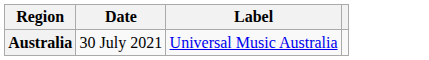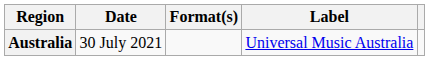+ column: (204, 17)
